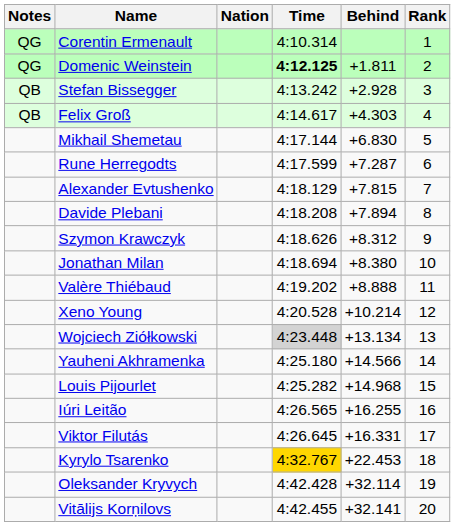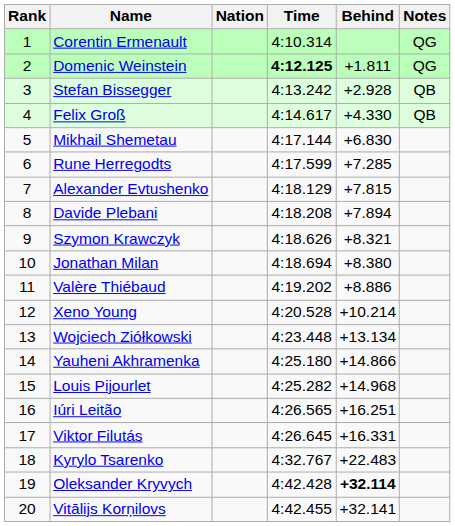columns swapped: (427, 16) <-> (30, 16)
(373, 115) +4.303 -> (368, 115) +4.330
(373, 164) +7.287 -> (368, 164) +7.285
(373, 238) +8.312 -> (368, 238) +8.321
(373, 287) +8.888 -> (368, 287) +8.886
(307, 336) lightgrey background -> (302, 336) no background
(373, 361) +14.566 -> (368, 361) +14.866
(373, 410) +16.255 -> (368, 410) +16.251
(307, 459) gold background -> (302, 459) no background
(373, 459) +22.453 -> (368, 459) +22.483
(373, 484) normal -> (368, 484) bold
